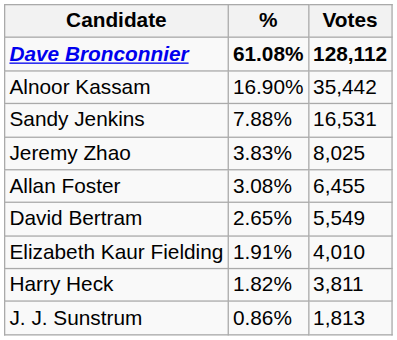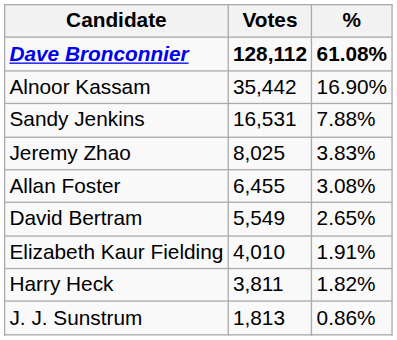columns swapped: (350, 20) <-> (268, 20)
